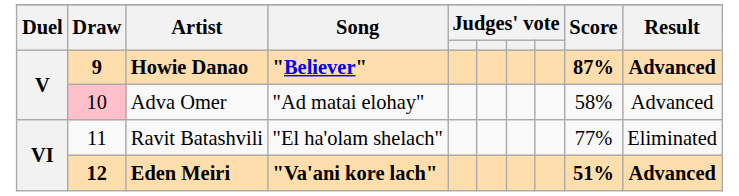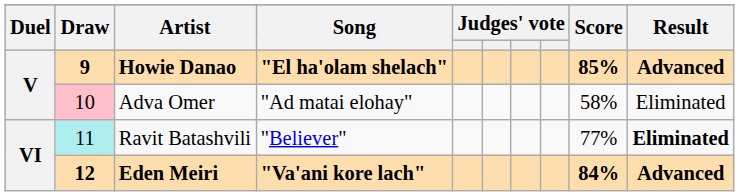(320, 67) "Believer" -> (354, 67) "El ha'olam shelach"
(593, 67) 87% -> (599, 67) 85%
(672, 103) Advanced -> (681, 103) Eliminated
(97, 138) no background -> (85, 138) paleturquoise background
(358, 138) "El ha'olam shelach" -> (304, 138) "Believer"
(672, 138) normal -> (681, 138) bold
(593, 173) 51% -> (599, 173) 84%
